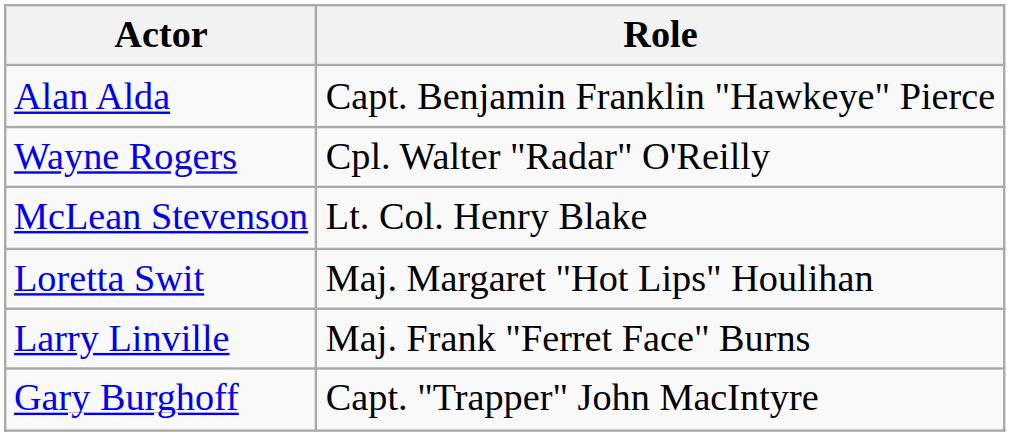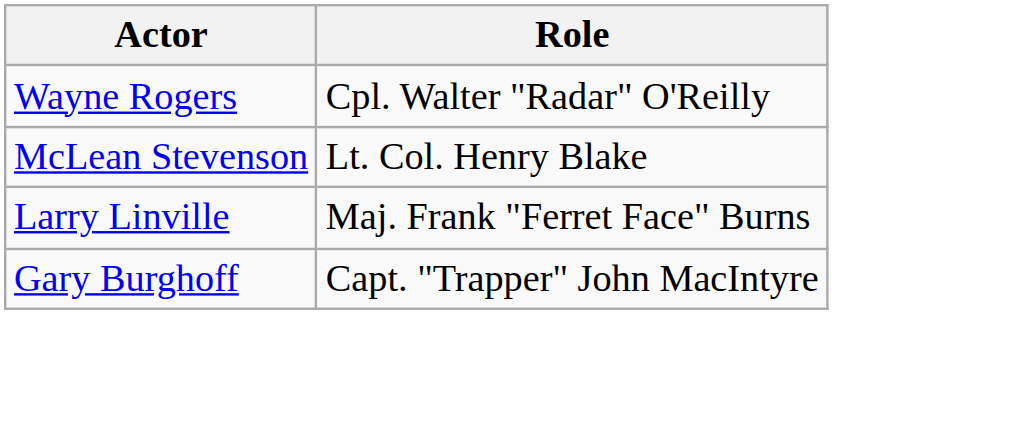- row: (92, 95)
- row: (109, 277)
